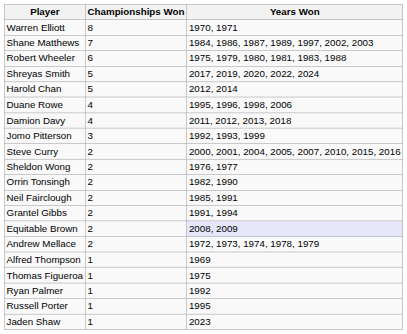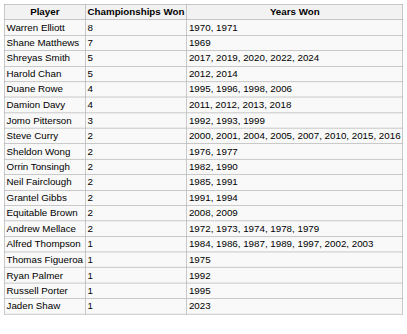(281, 43) 1984, 1986, 1987, 1989, 1997, 2002, 2003 -> (200, 43) 1969
- row: (41, 58)
(213, 228) lavender background -> (213, 213) no background
(200, 259) 1969 -> (281, 244) 1984, 1986, 1987, 1989, 1997, 2002, 2003
